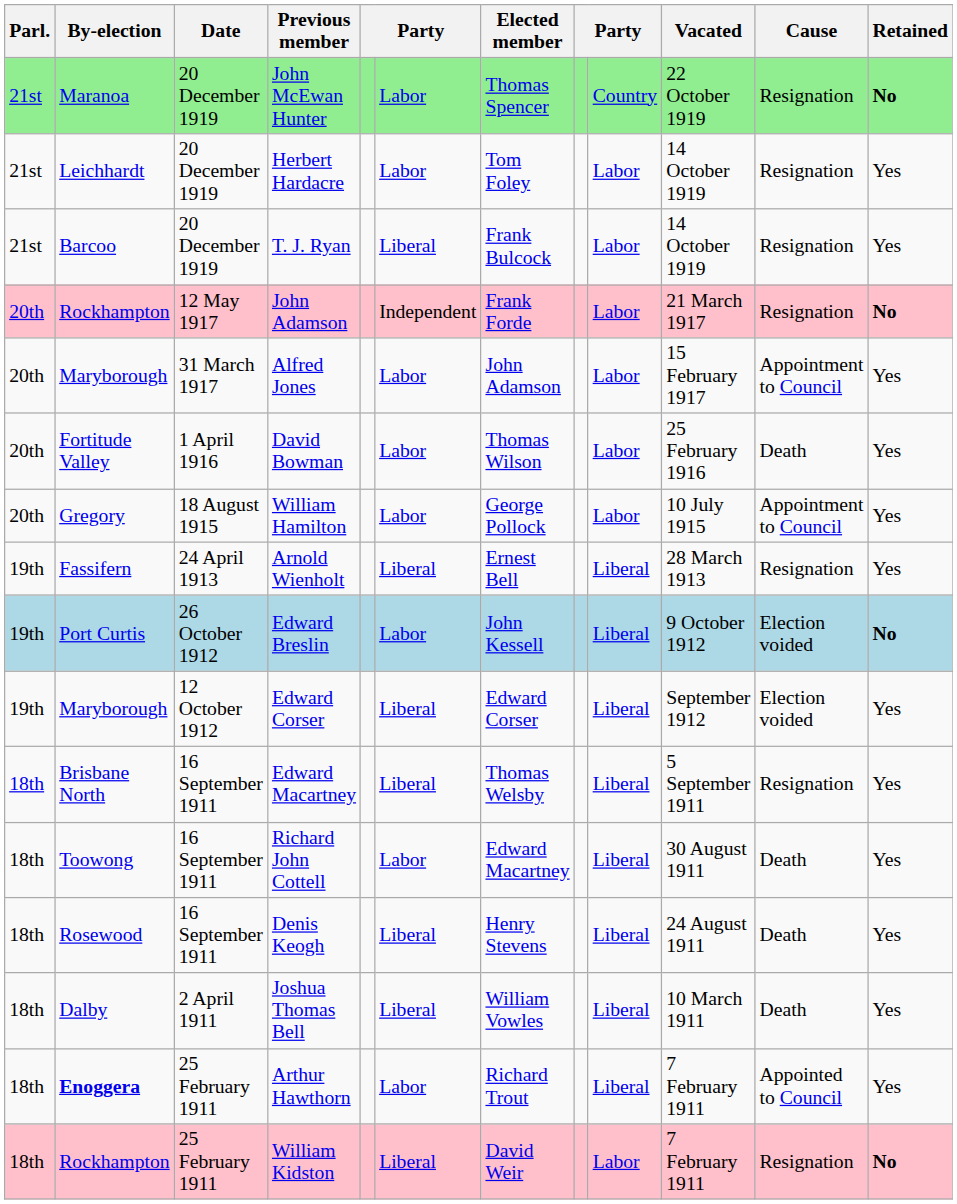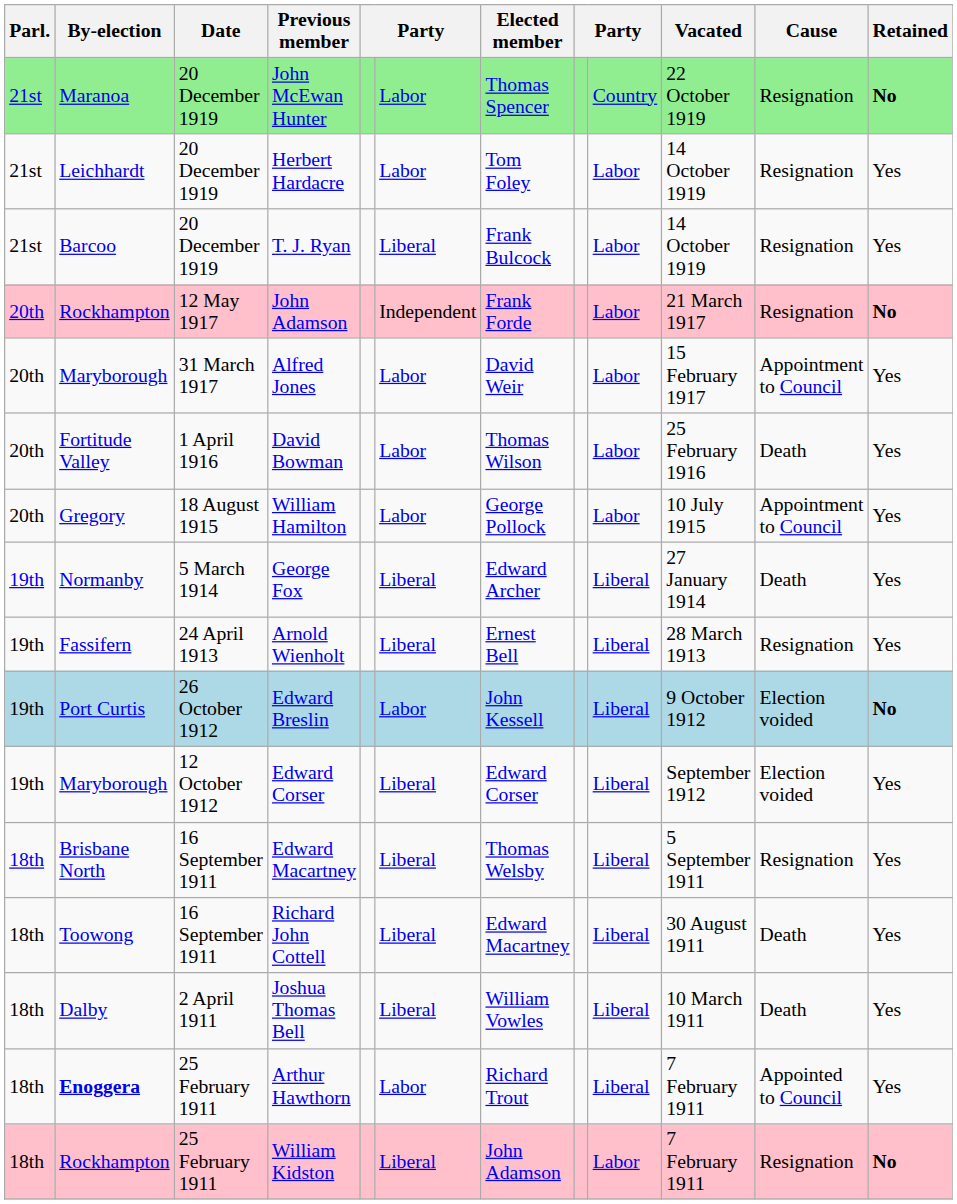(523, 375) John Adamson -> (510, 375) David Weir
+ row: (301, 579)
(403, 859) Labor -> (408, 935) Liberal
- row: (298, 935)
(510, 1161) David Weir -> (523, 1161) John Adamson
